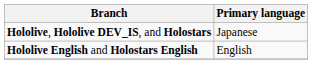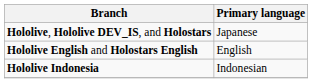+ row: (53, 68)
